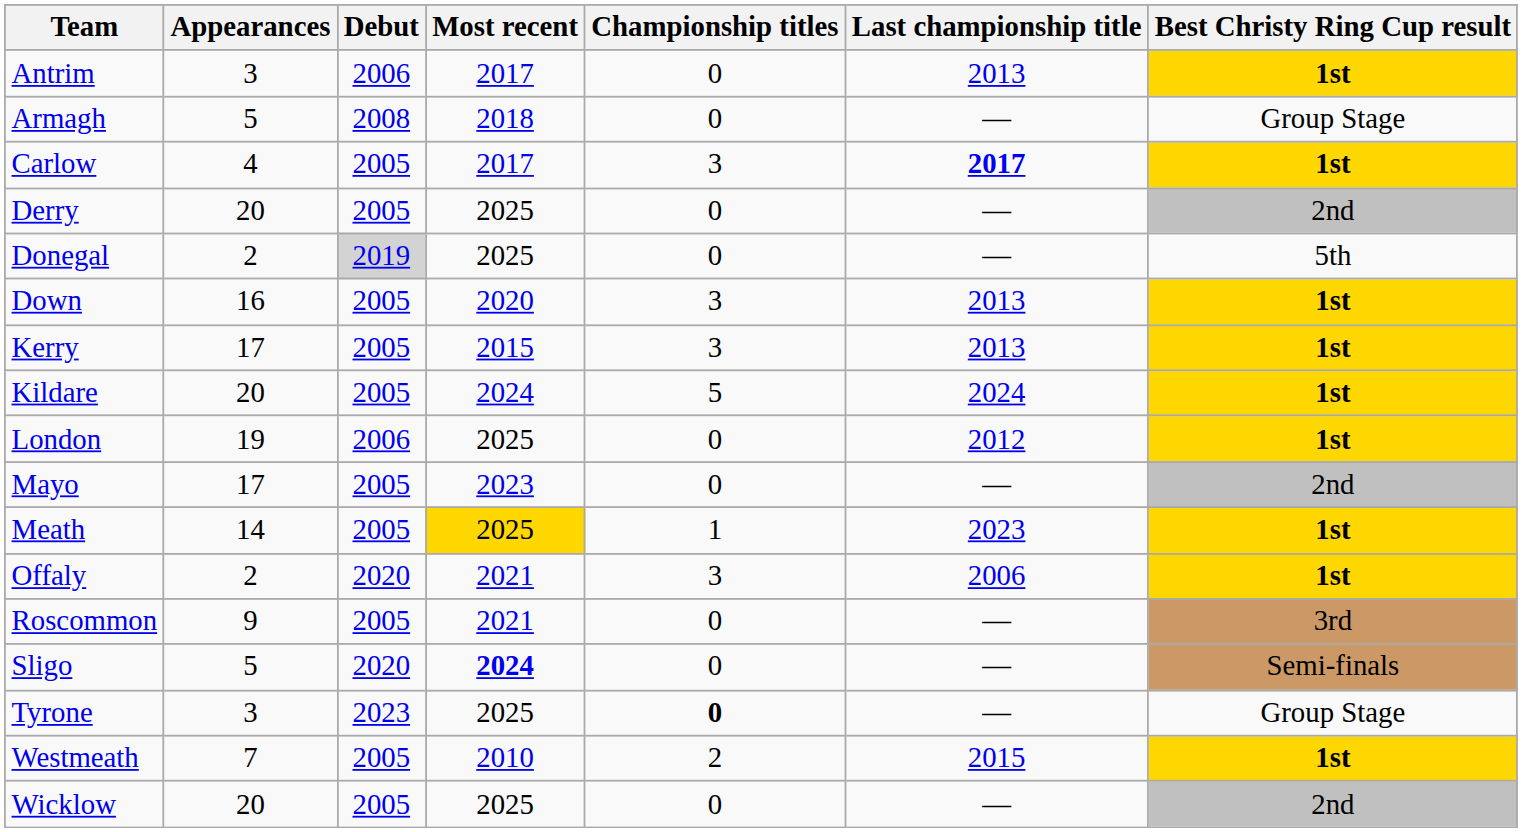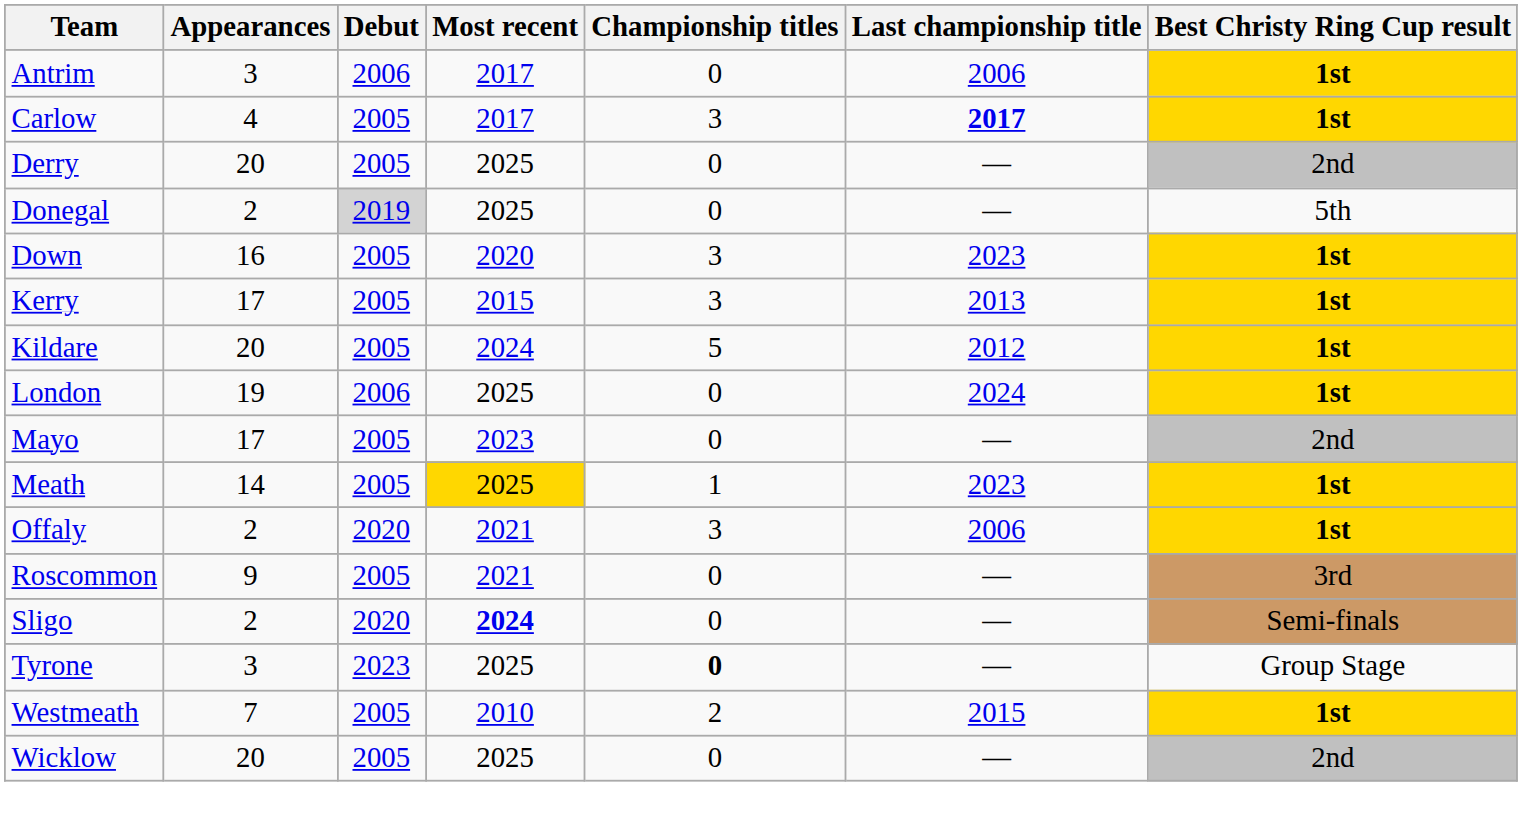(997, 73) 2013 -> (997, 73) 2006
- row: (59, 118)
(997, 301) 2013 -> (997, 255) 2023
(997, 392) 2024 -> (997, 347) 2012
(997, 438) 2012 -> (997, 392) 2024
(250, 666) 5 -> (250, 621) 2
